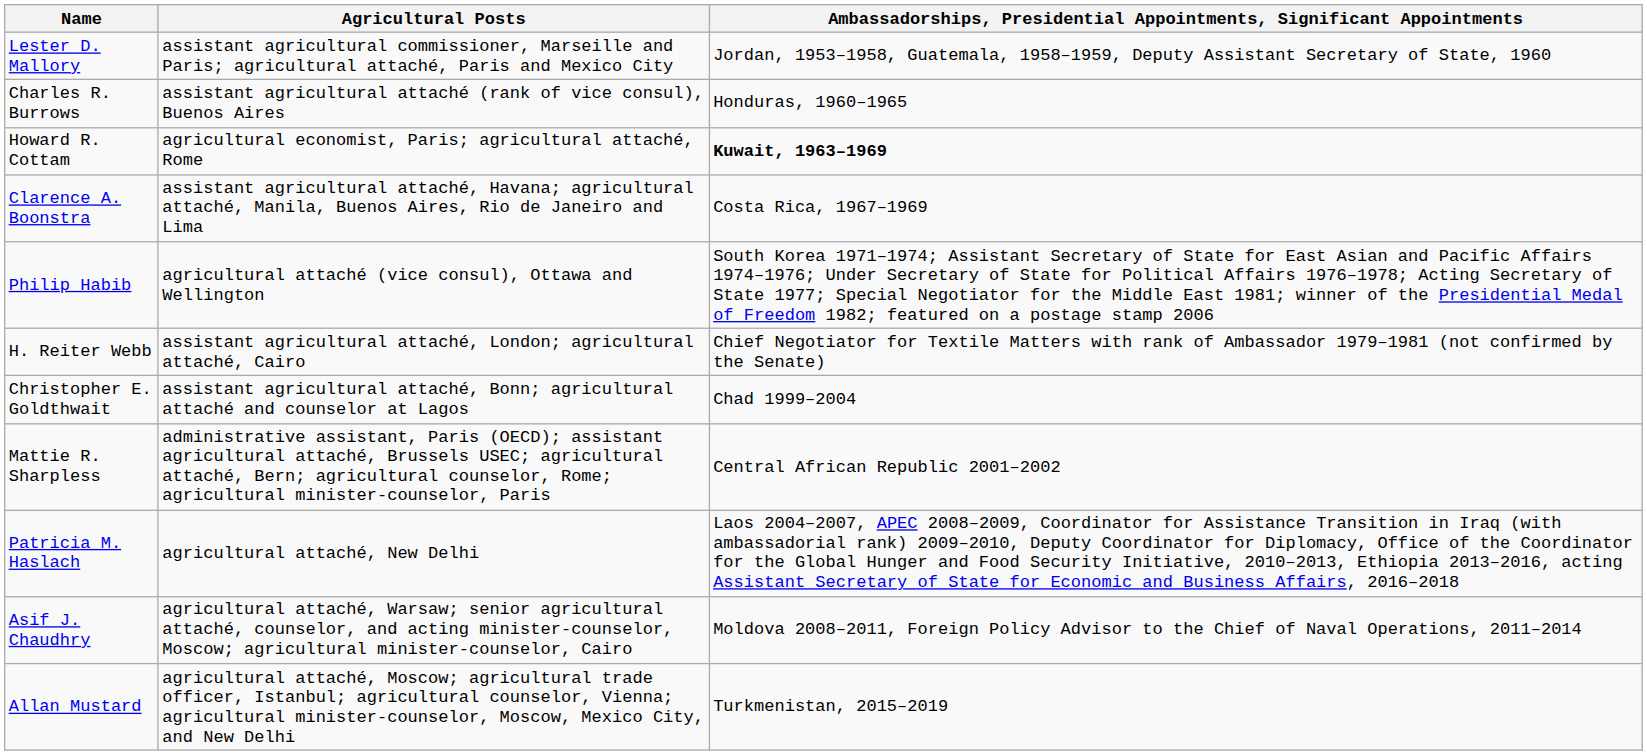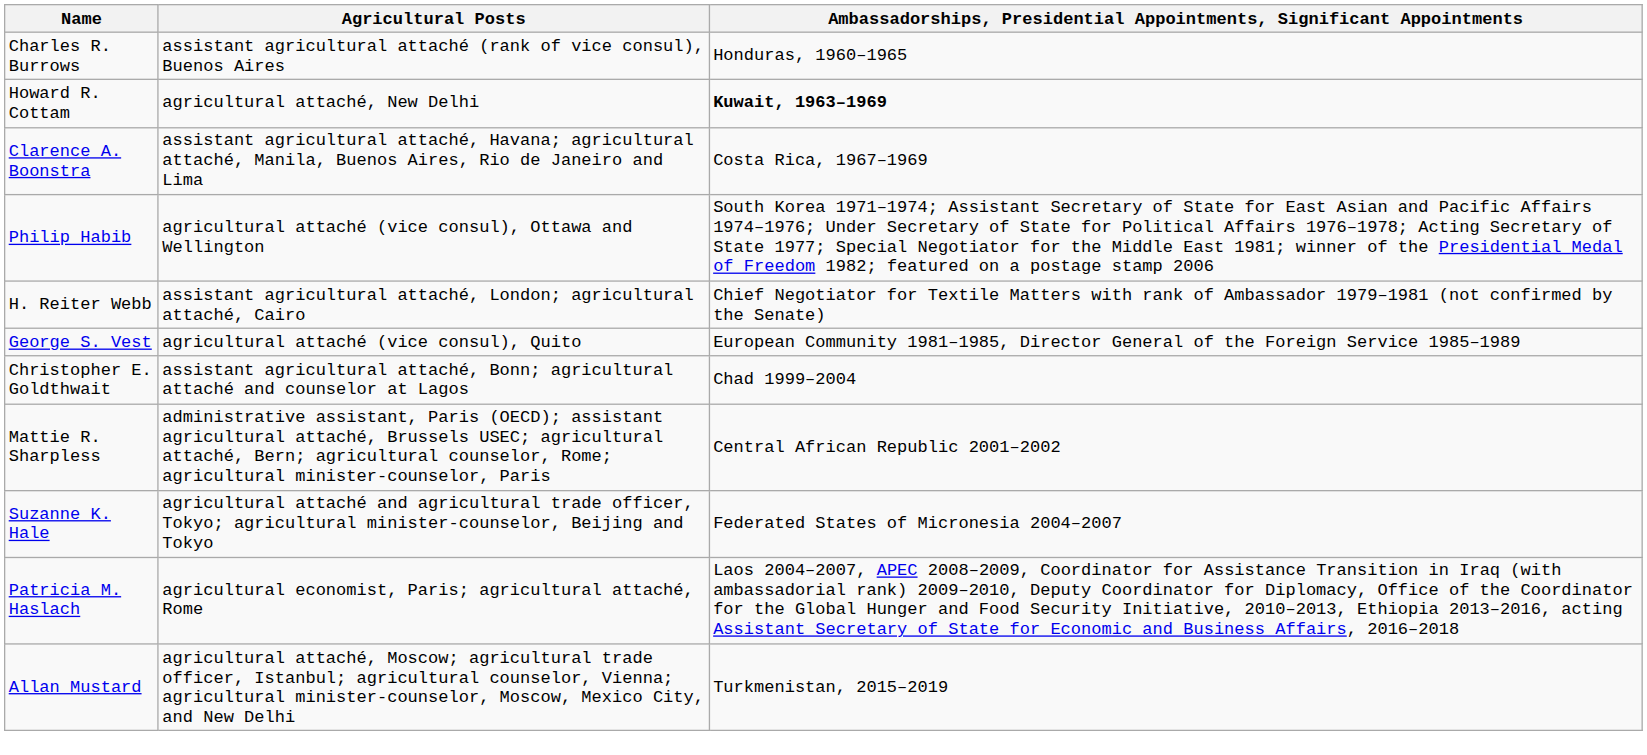- row: (55, 56)
(428, 151) agricultural economist, Paris; agricultural attaché, Rome -> (321, 104) agricultural attaché, New Delhi
+ row: (80, 342)
+ row: (60, 524)
(321, 553) agricultural attaché, New Delhi -> (428, 601) agricultural economist, Paris; agricultural attaché, Rome
- row: (50, 630)
